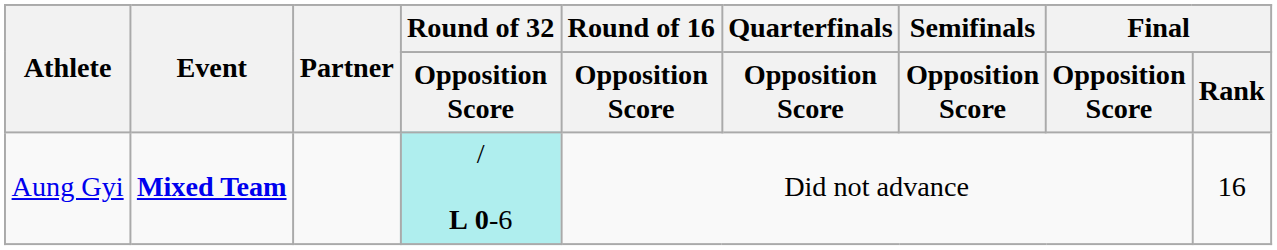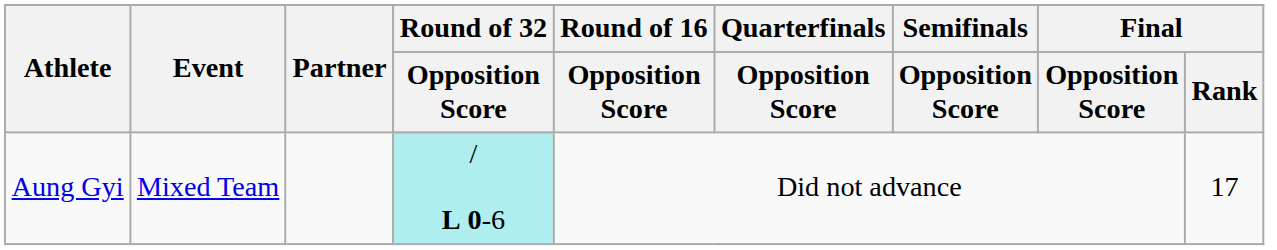(212, 187) bold -> (208, 187) normal
(1232, 187) 16 -> (1225, 187) 17
